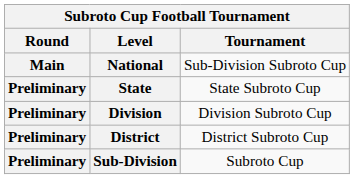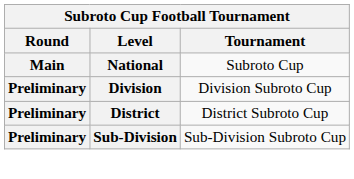(265, 64) Sub-Division Subroto Cup -> (265, 64) Subroto Cup
- row: (135, 88)
(265, 161) Subroto Cup -> (265, 137) Sub-Division Subroto Cup
